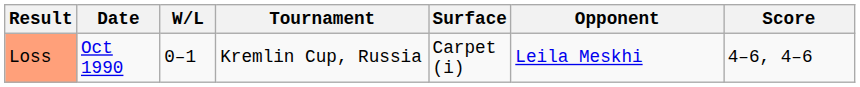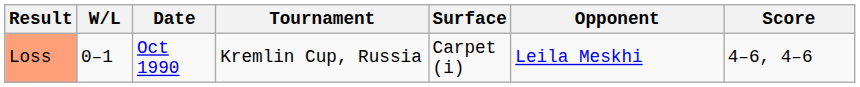columns swapped: (188, 19) <-> (118, 19)
